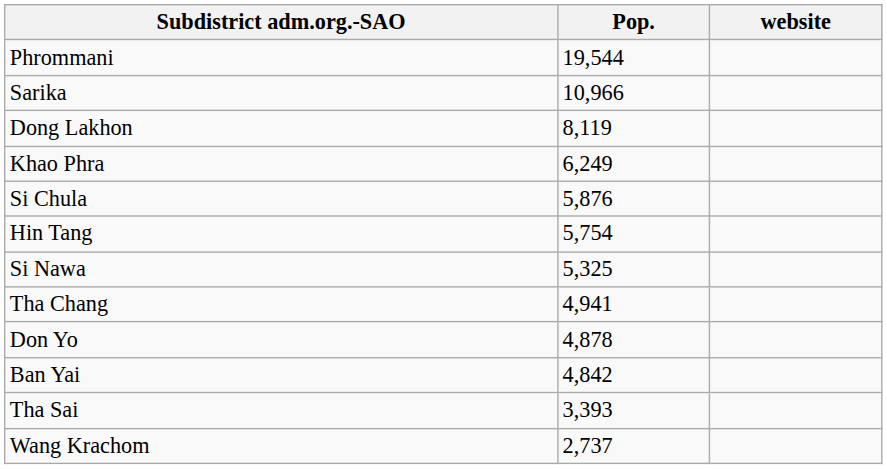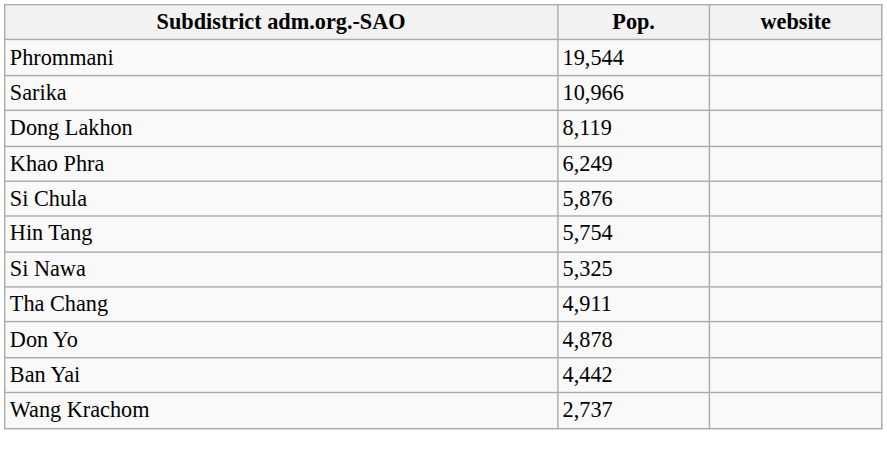(588, 304) 4,941 -> (587, 304) 4,911
(588, 374) 4,842 -> (588, 374) 4,442
- row: (44, 410)
